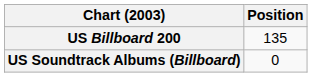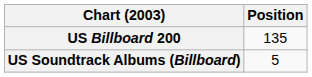(275, 60) 0 -> (275, 60) 5
